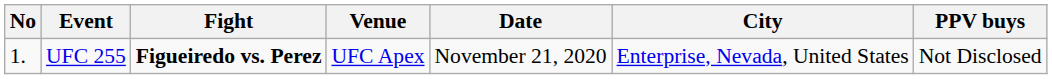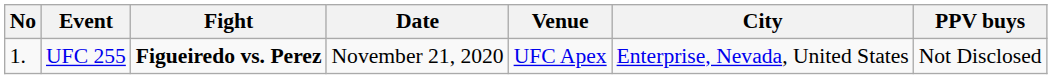columns swapped: (521, 21) <-> (378, 21)
